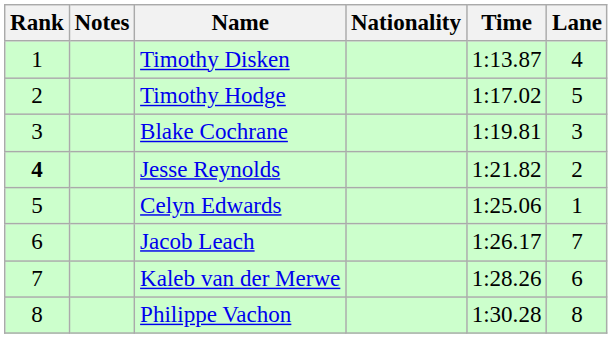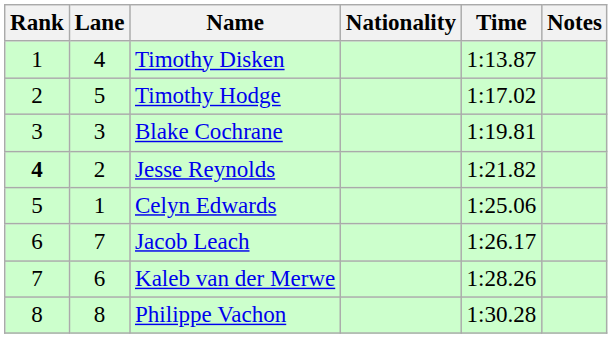columns swapped: (577, 22) <-> (102, 22)
